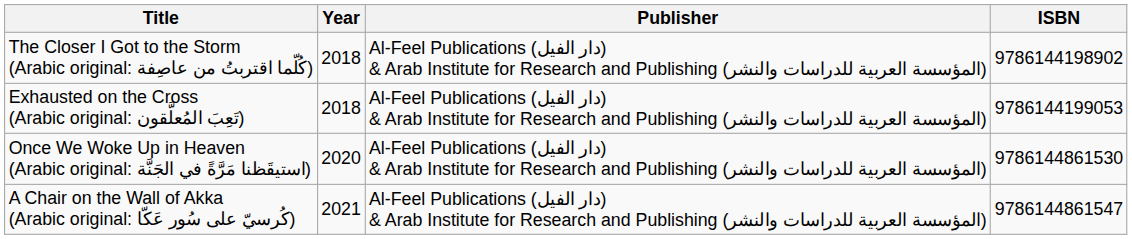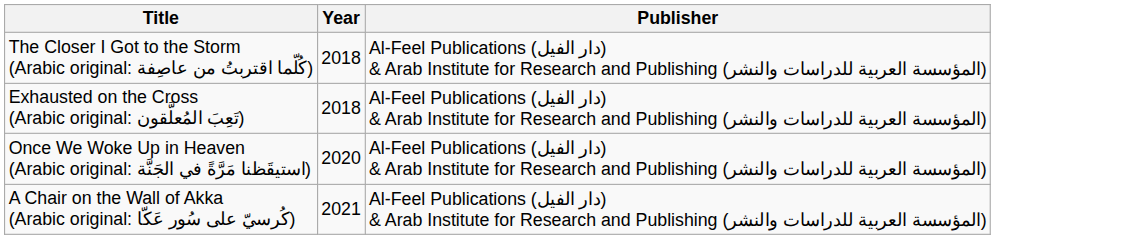- column: (1059, 18)
